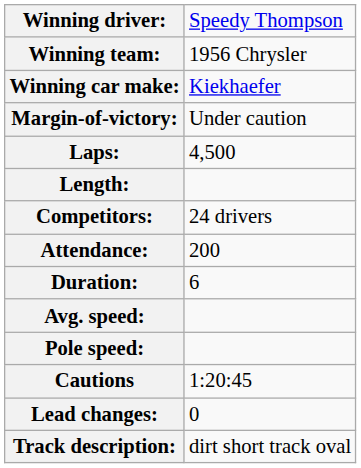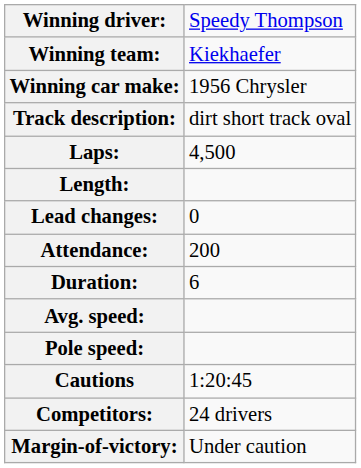(248, 53) 1956 Chrysler -> (235, 53) Kiekhaefer
(235, 86) Kiekhaefer -> (248, 86) 1956 Chrysler
rows swapped: (94, 446) <-> (94, 119)
rows swapped: (94, 217) <-> (94, 413)
